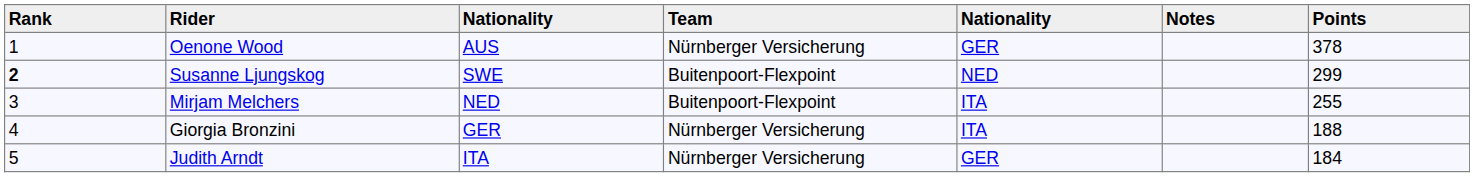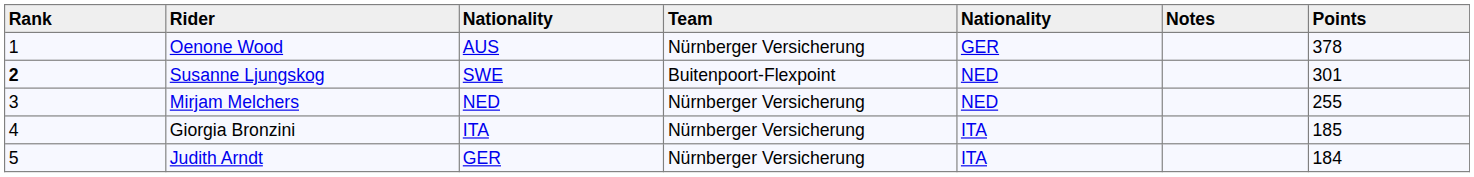(1327, 74) 299 -> (1327, 74) 301
(752, 102) Buitenpoort-Flexpoint -> (766, 102) Nürnberger Versicherung
(974, 102) ITA -> (980, 102) NED
(482, 130) GER -> (476, 130) ITA
(1327, 130) 188 -> (1327, 130) 185
(476, 158) ITA -> (482, 158) GER
(980, 158) GER -> (974, 158) ITA
